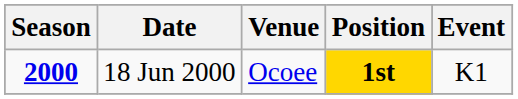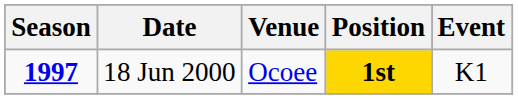(51, 71) 2000 -> (51, 71) 1997
